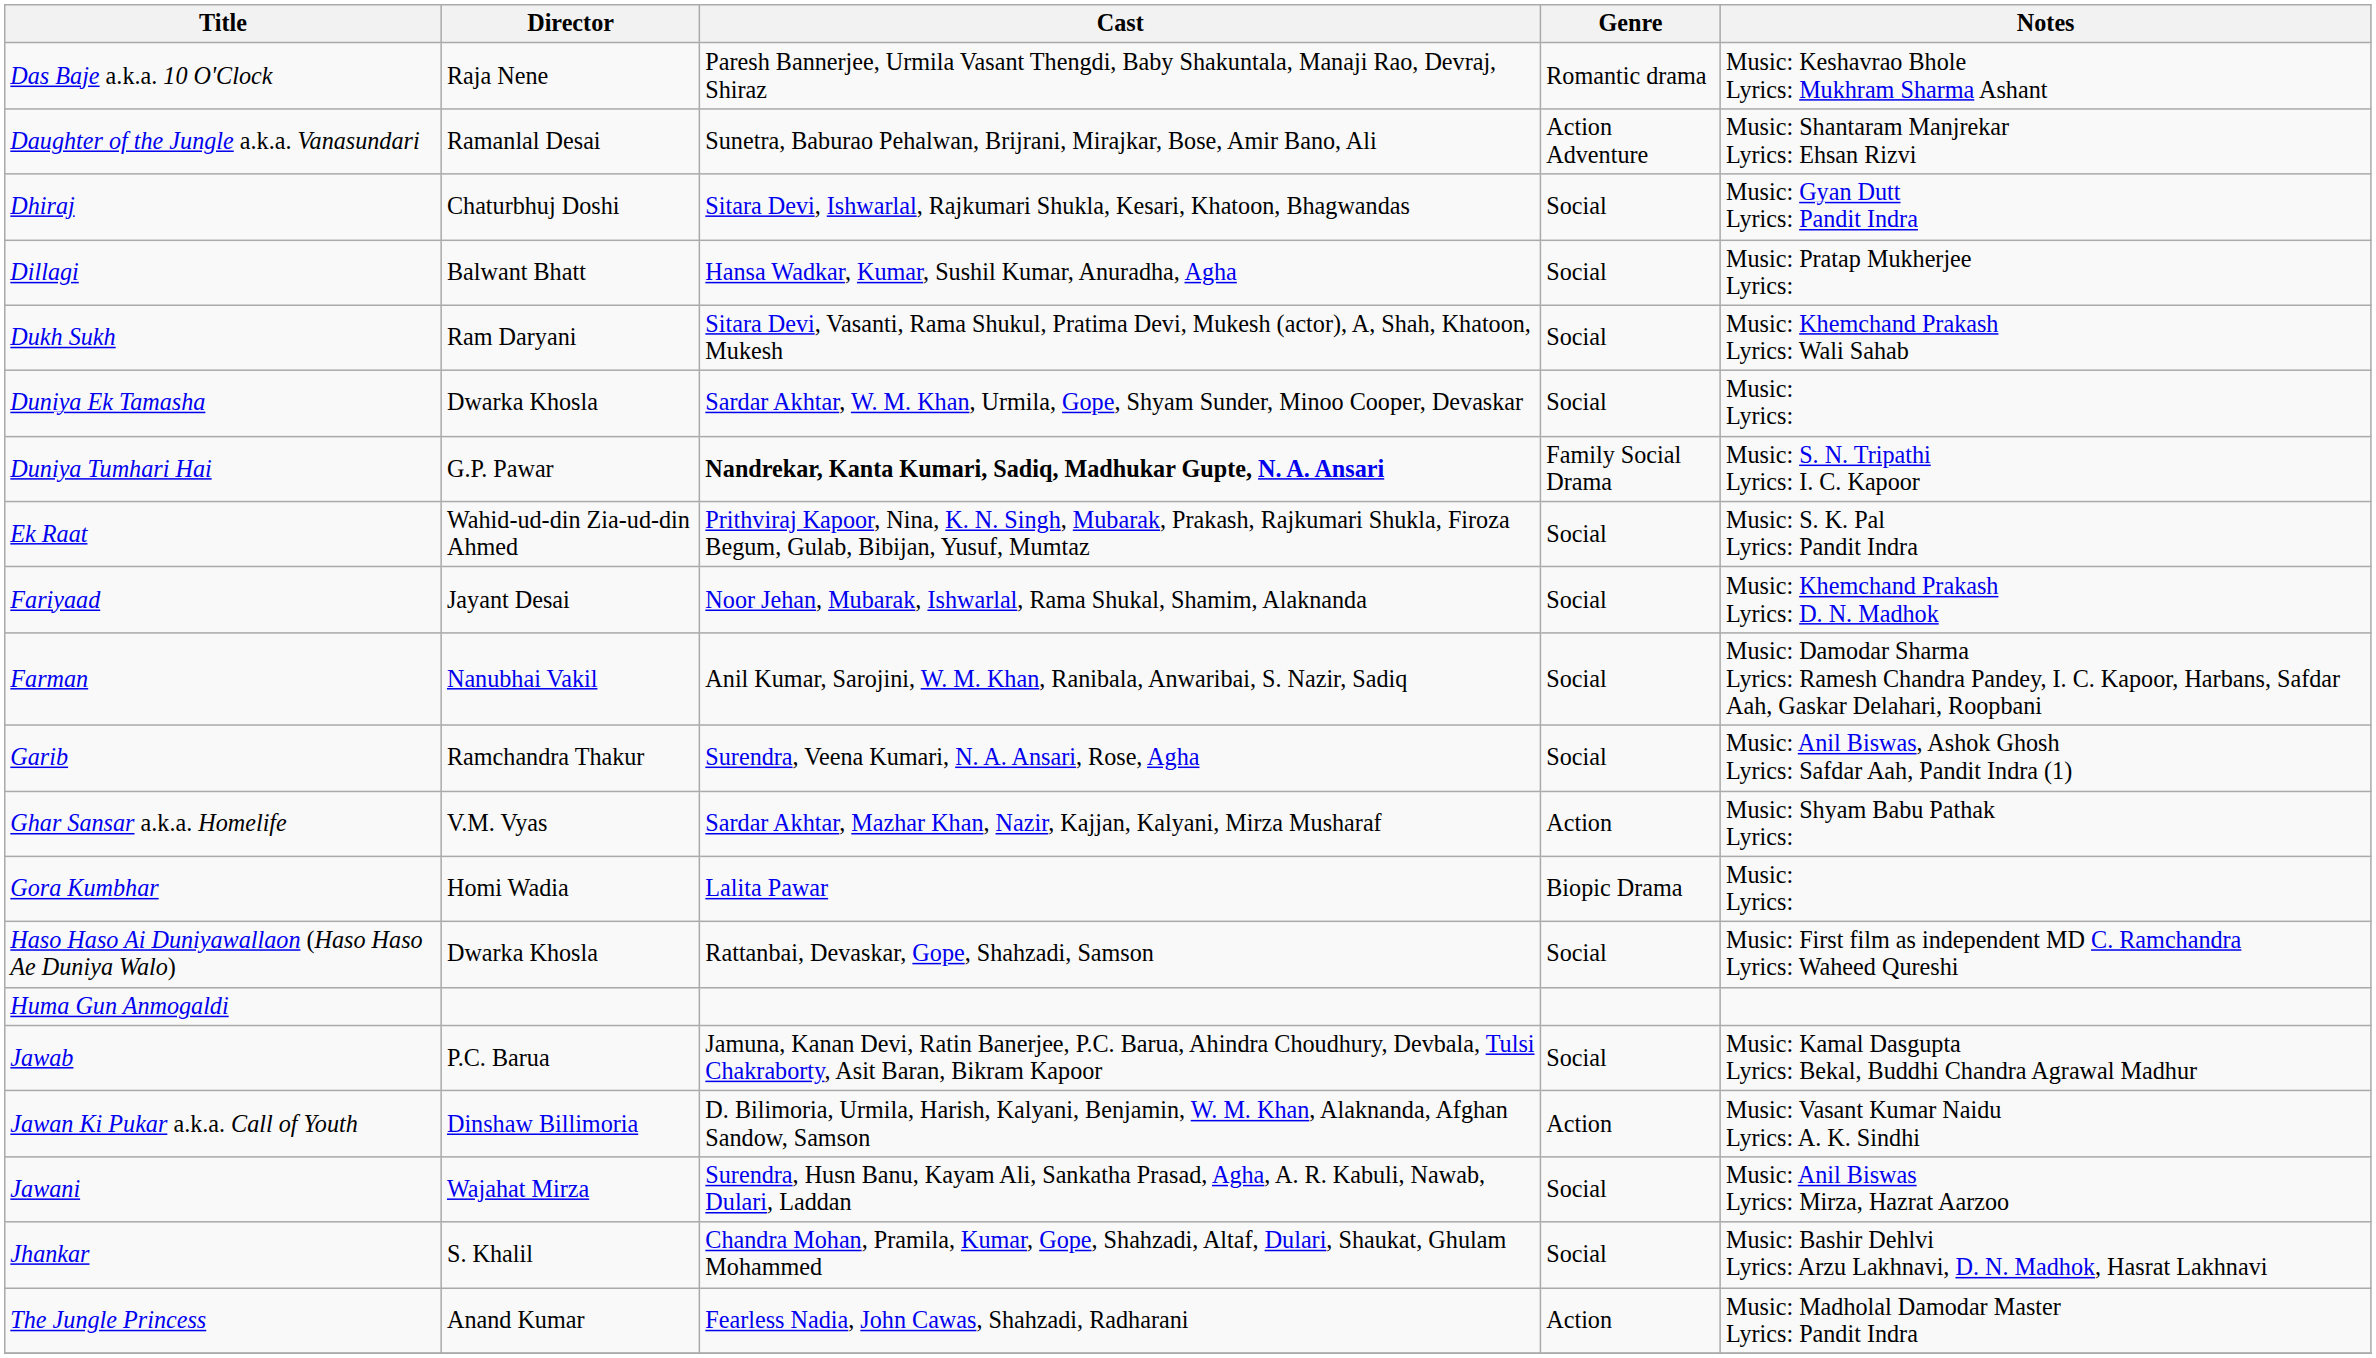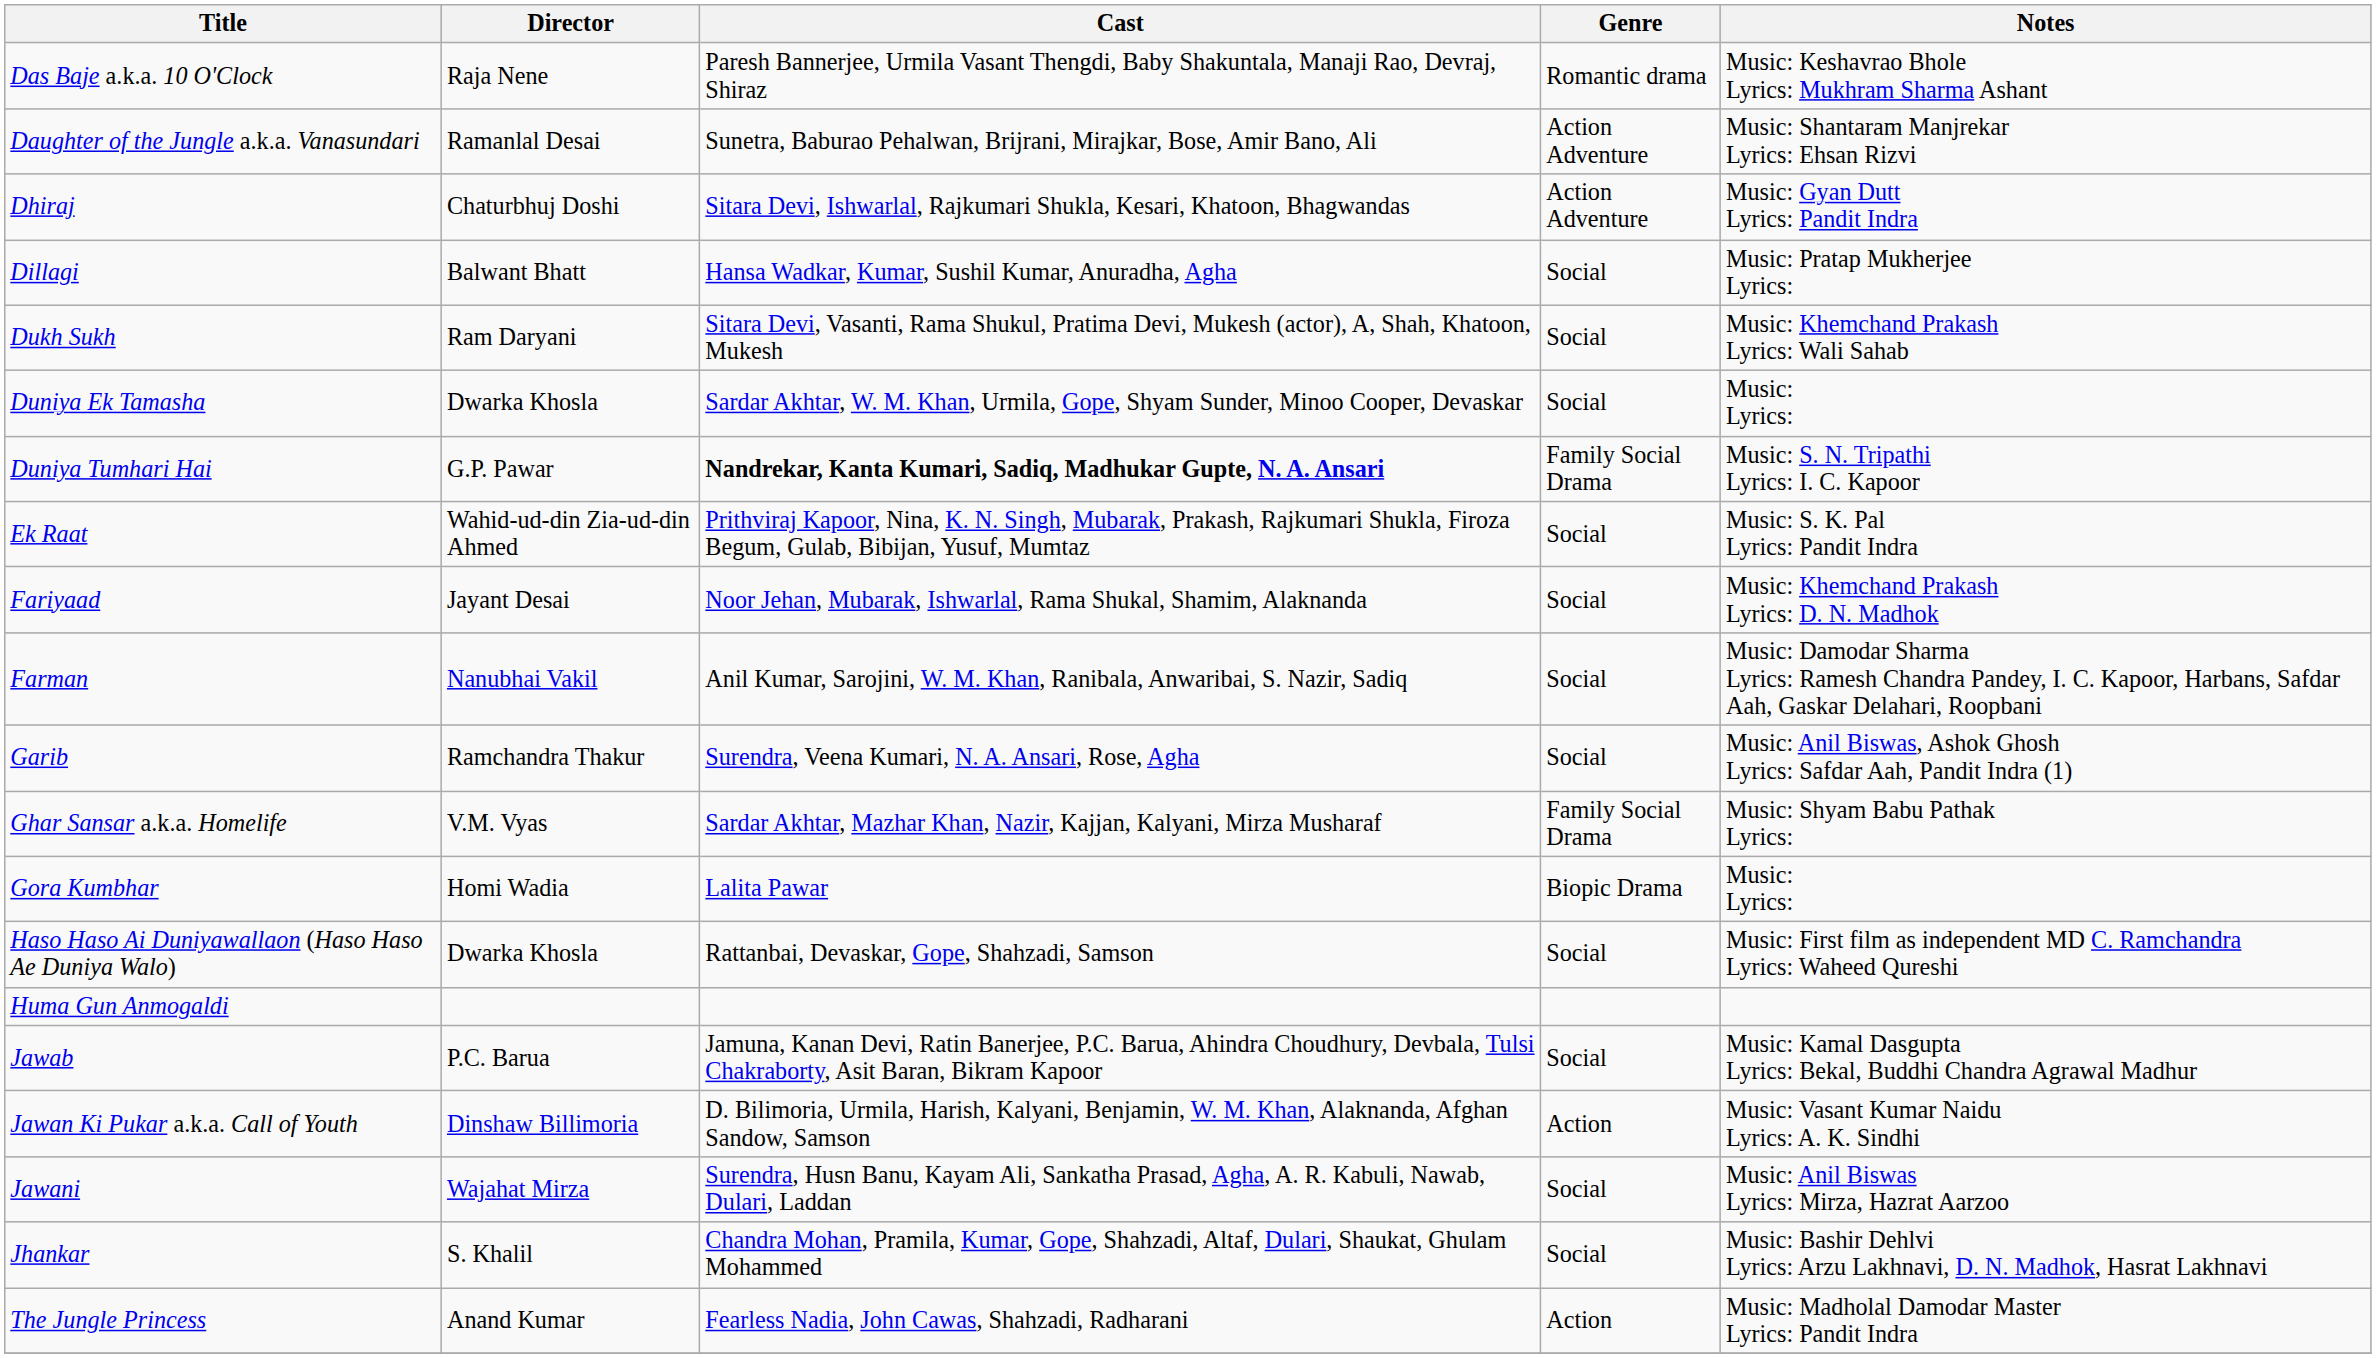(1576, 206) Social -> (1597, 206) Action Adventure
(1579, 823) Action -> (1614, 823) Family Social Drama
